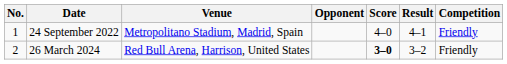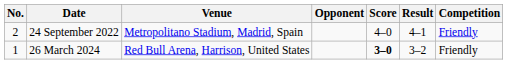(15, 31) 1 -> (15, 31) 2
(15, 50) 2 -> (15, 50) 1
